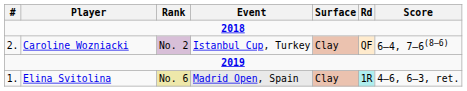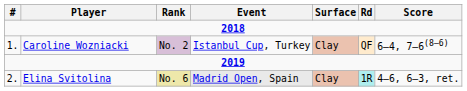(13, 45) 2. -> (13, 45) 1.
(13, 78) 1. -> (13, 78) 2.
